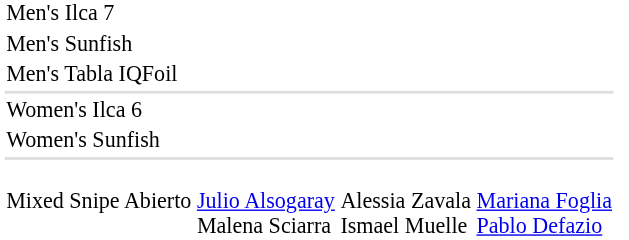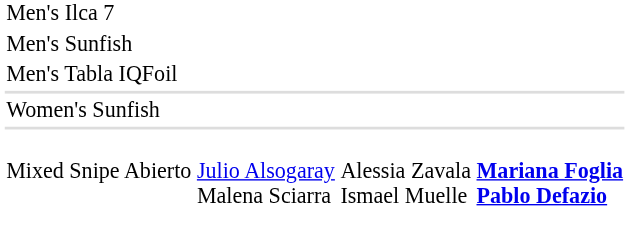- row: (74, 109)
(544, 213) normal -> (550, 183) bold
